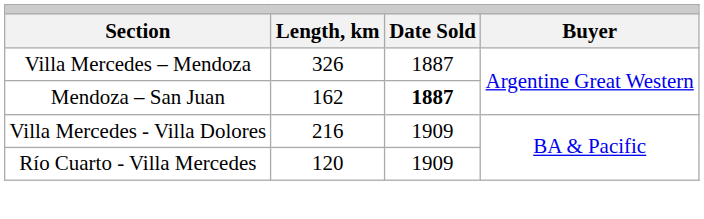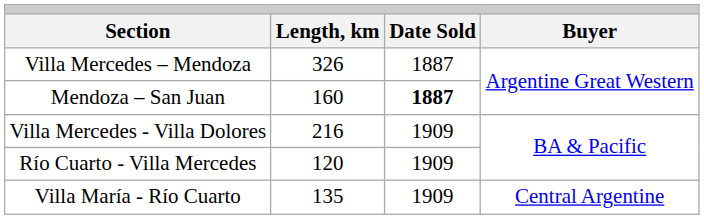(328, 97) 162 -> (328, 97) 160
+ row: (138, 196)
